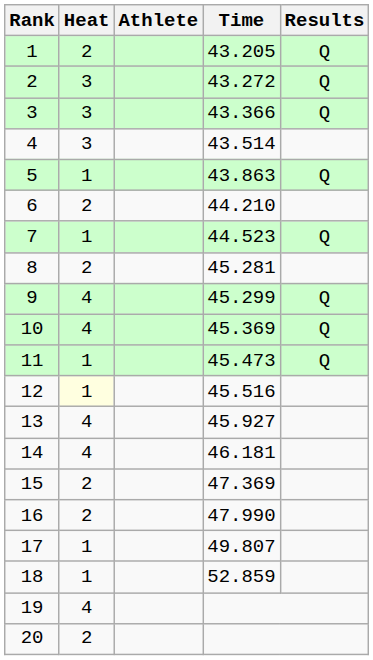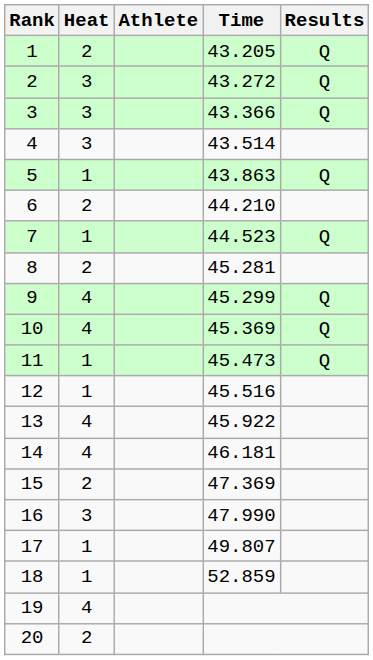(87, 391) lightyellow background -> (87, 391) no background
(241, 422) 45.927 -> (241, 422) 45.922
(87, 515) 2 -> (87, 515) 3
